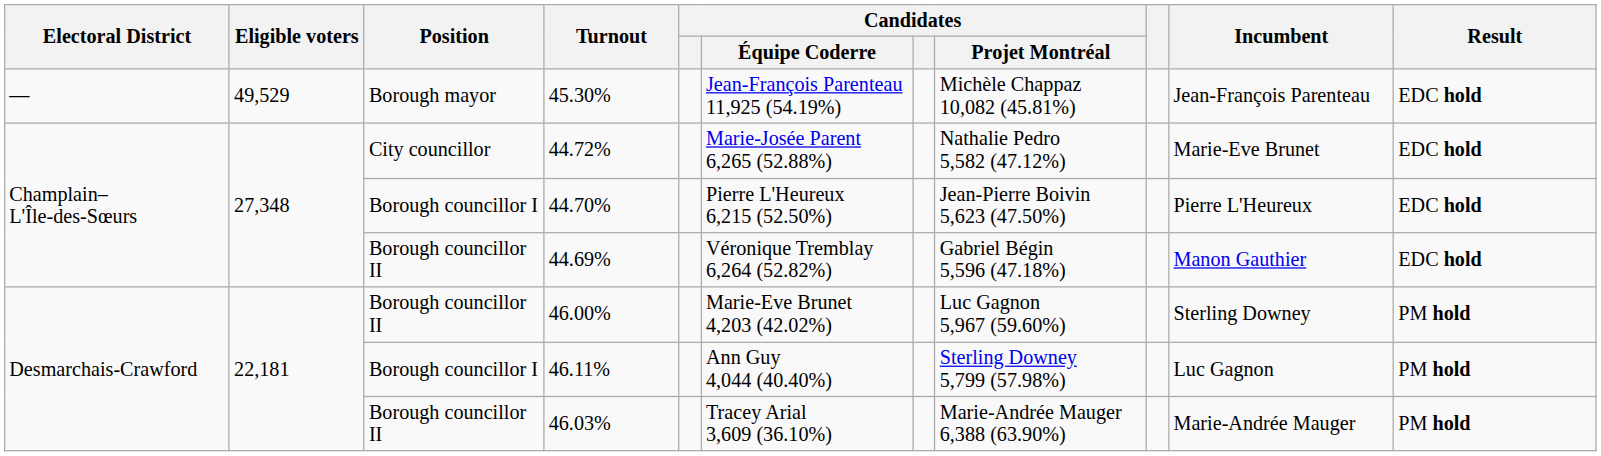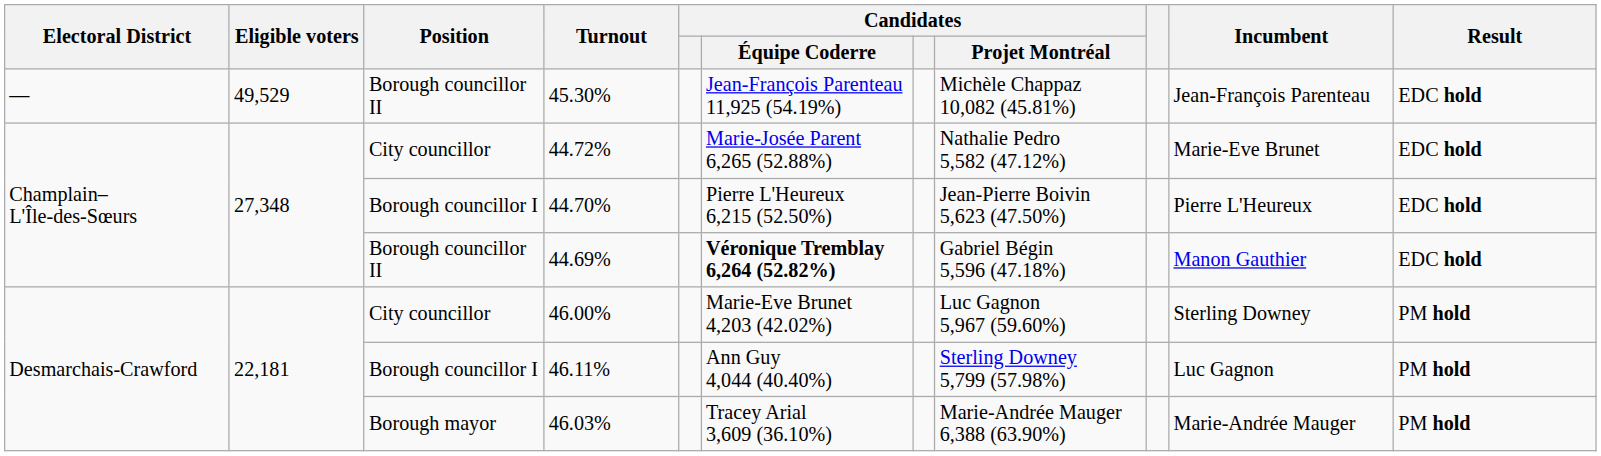(432, 95) Borough mayor -> (448, 95) Borough councillor II
(790, 259) normal -> (795, 259) bold
(448, 314) Borough councillor II -> (430, 314) City councillor
(448, 423) Borough councillor II -> (432, 423) Borough mayor
